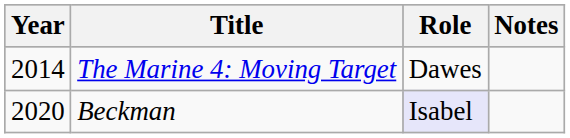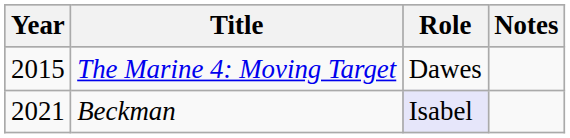(38, 68) 2014 -> (38, 68) 2015
(38, 111) 2020 -> (38, 111) 2021
